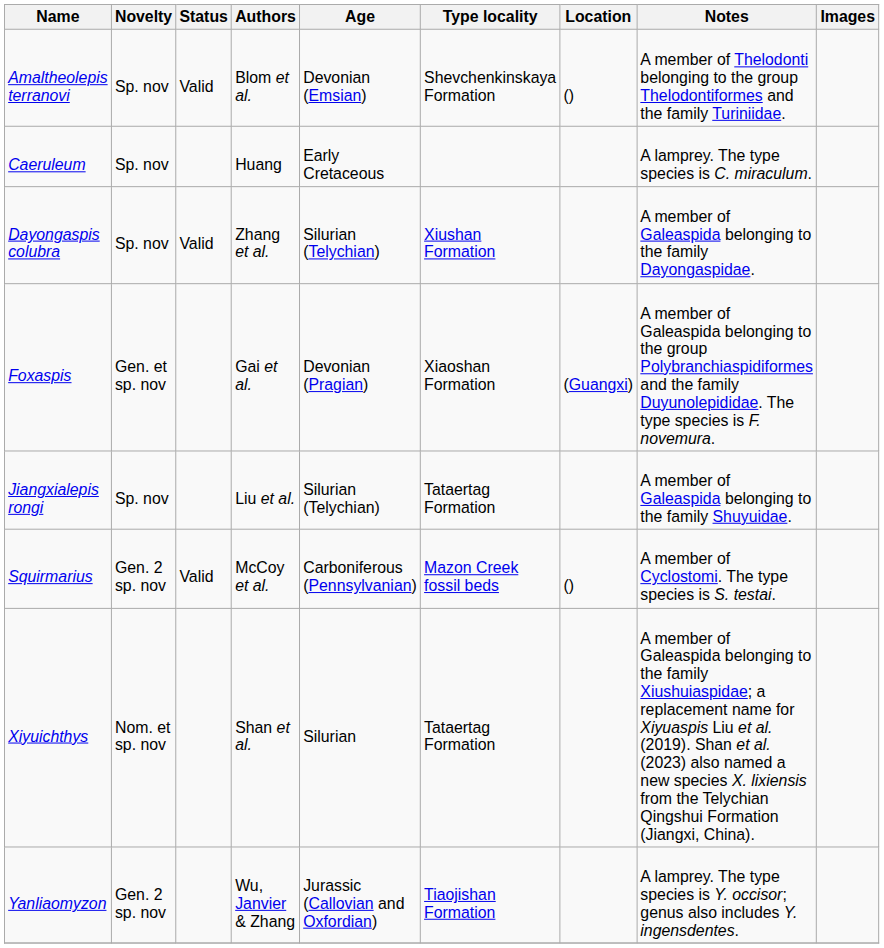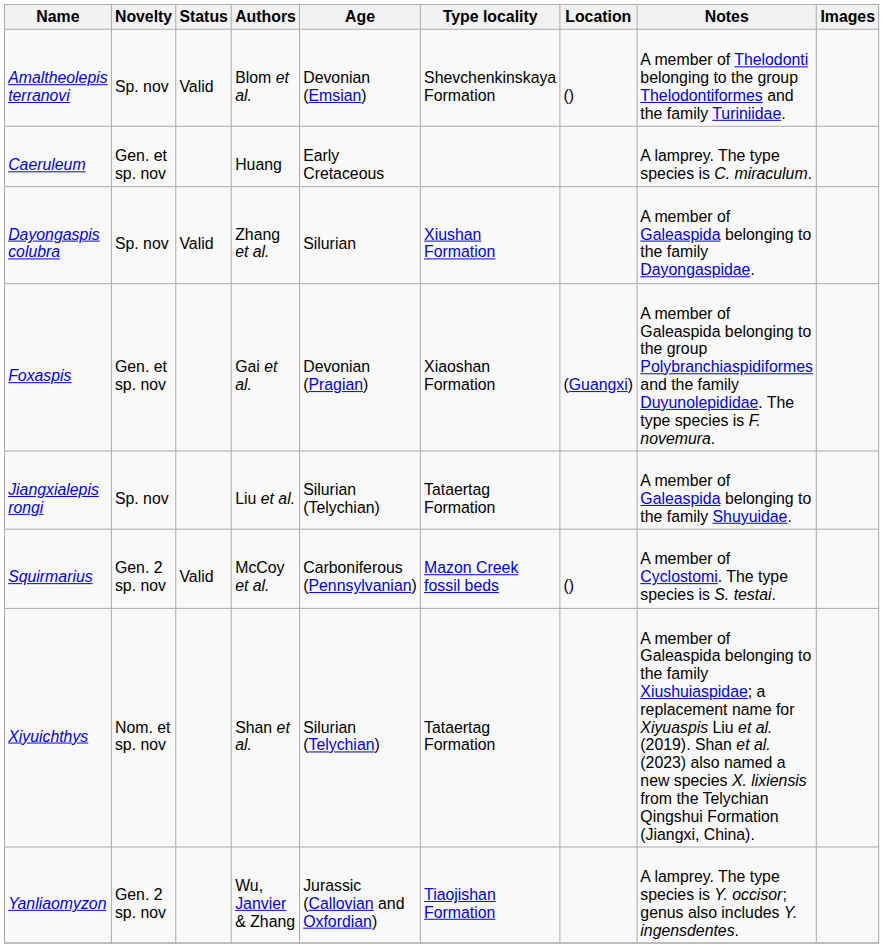(142, 165) Sp. nov -> (141, 165) Gen. et sp. nov
(341, 243) Silurian (Telychian) -> (330, 243) Silurian
(330, 736) Silurian -> (341, 736) Silurian (Telychian)
